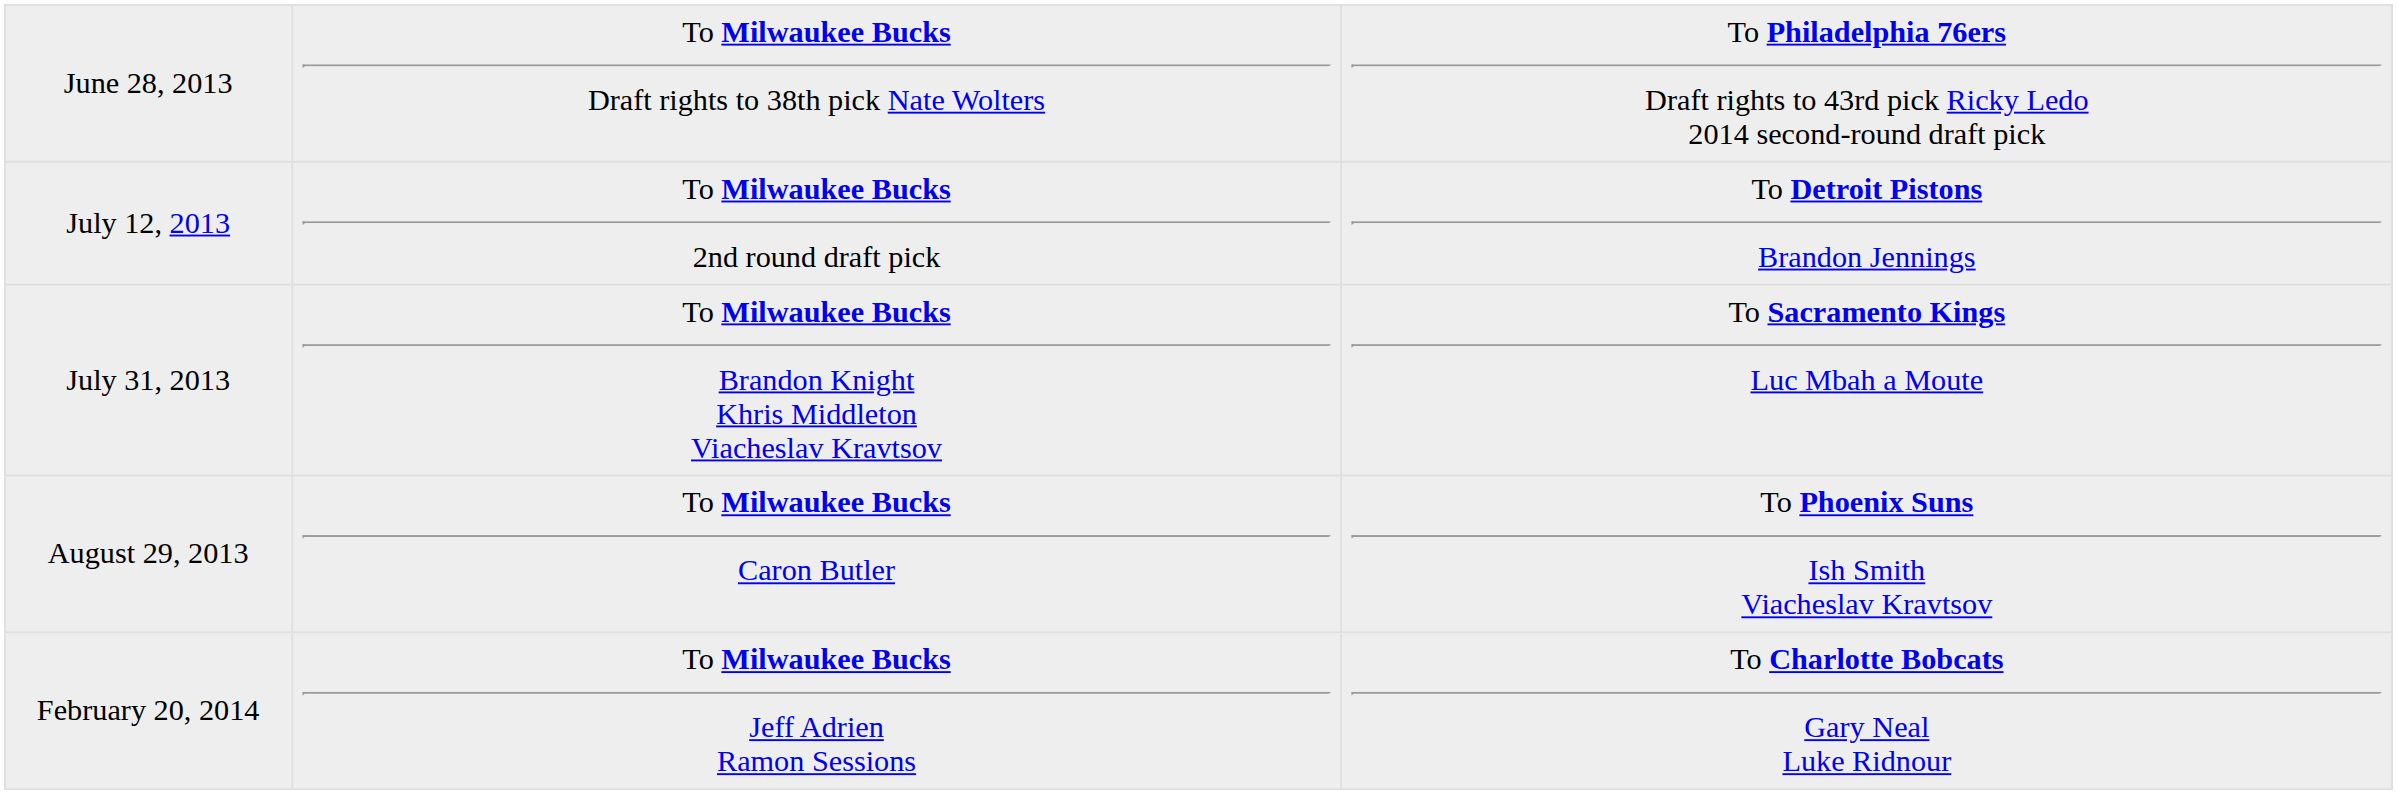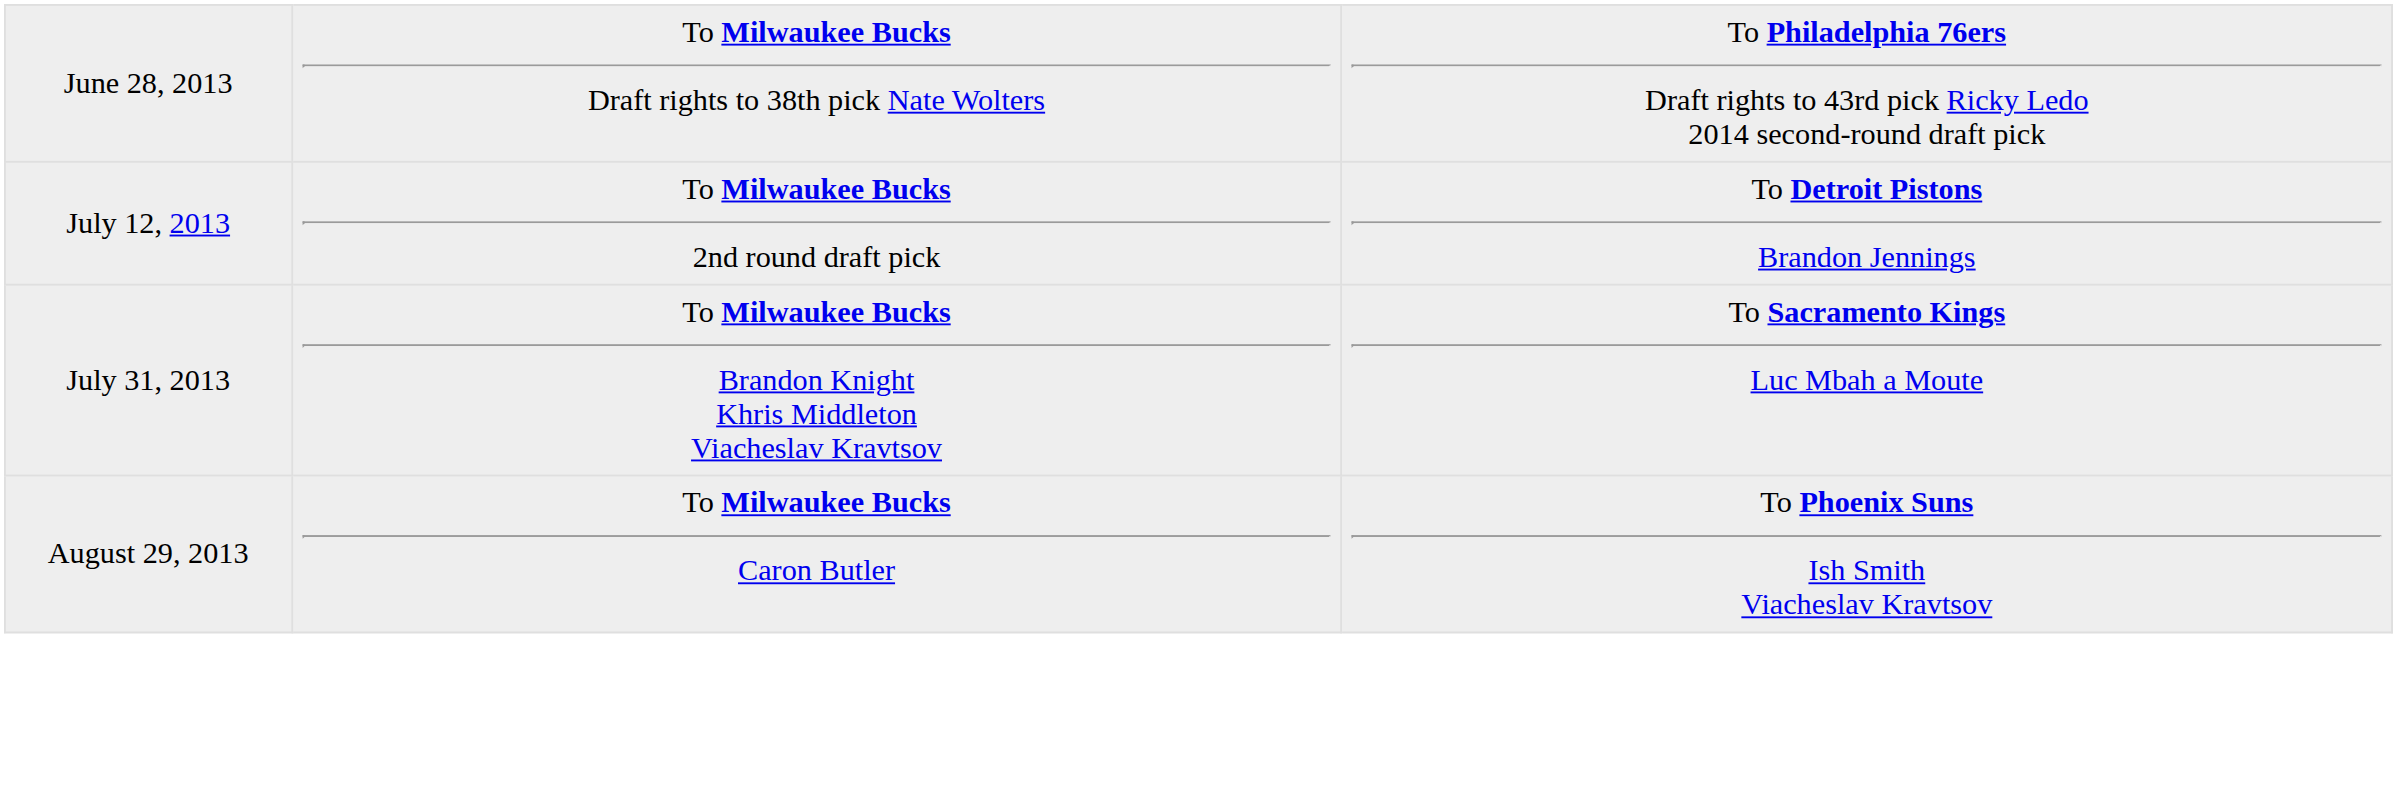- row: (148, 710)
